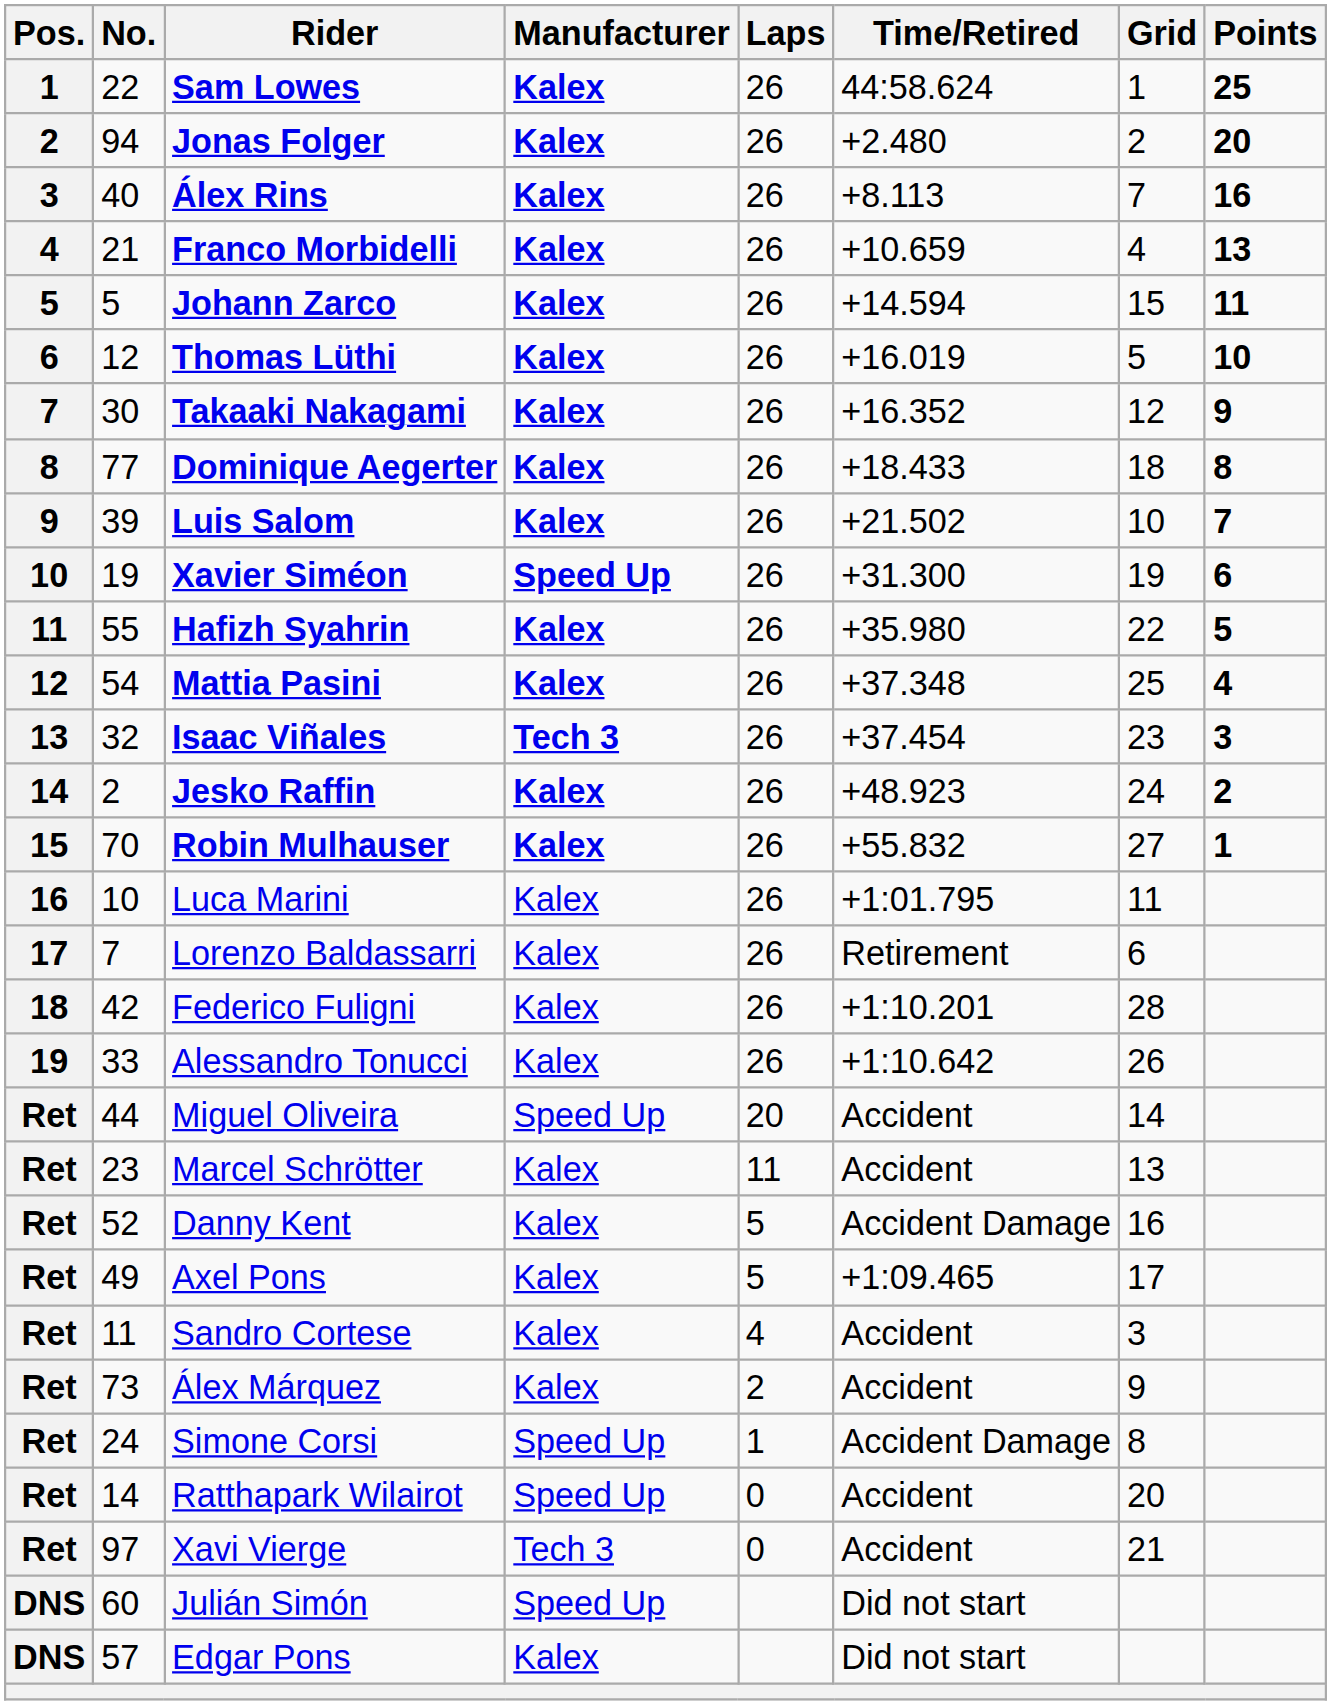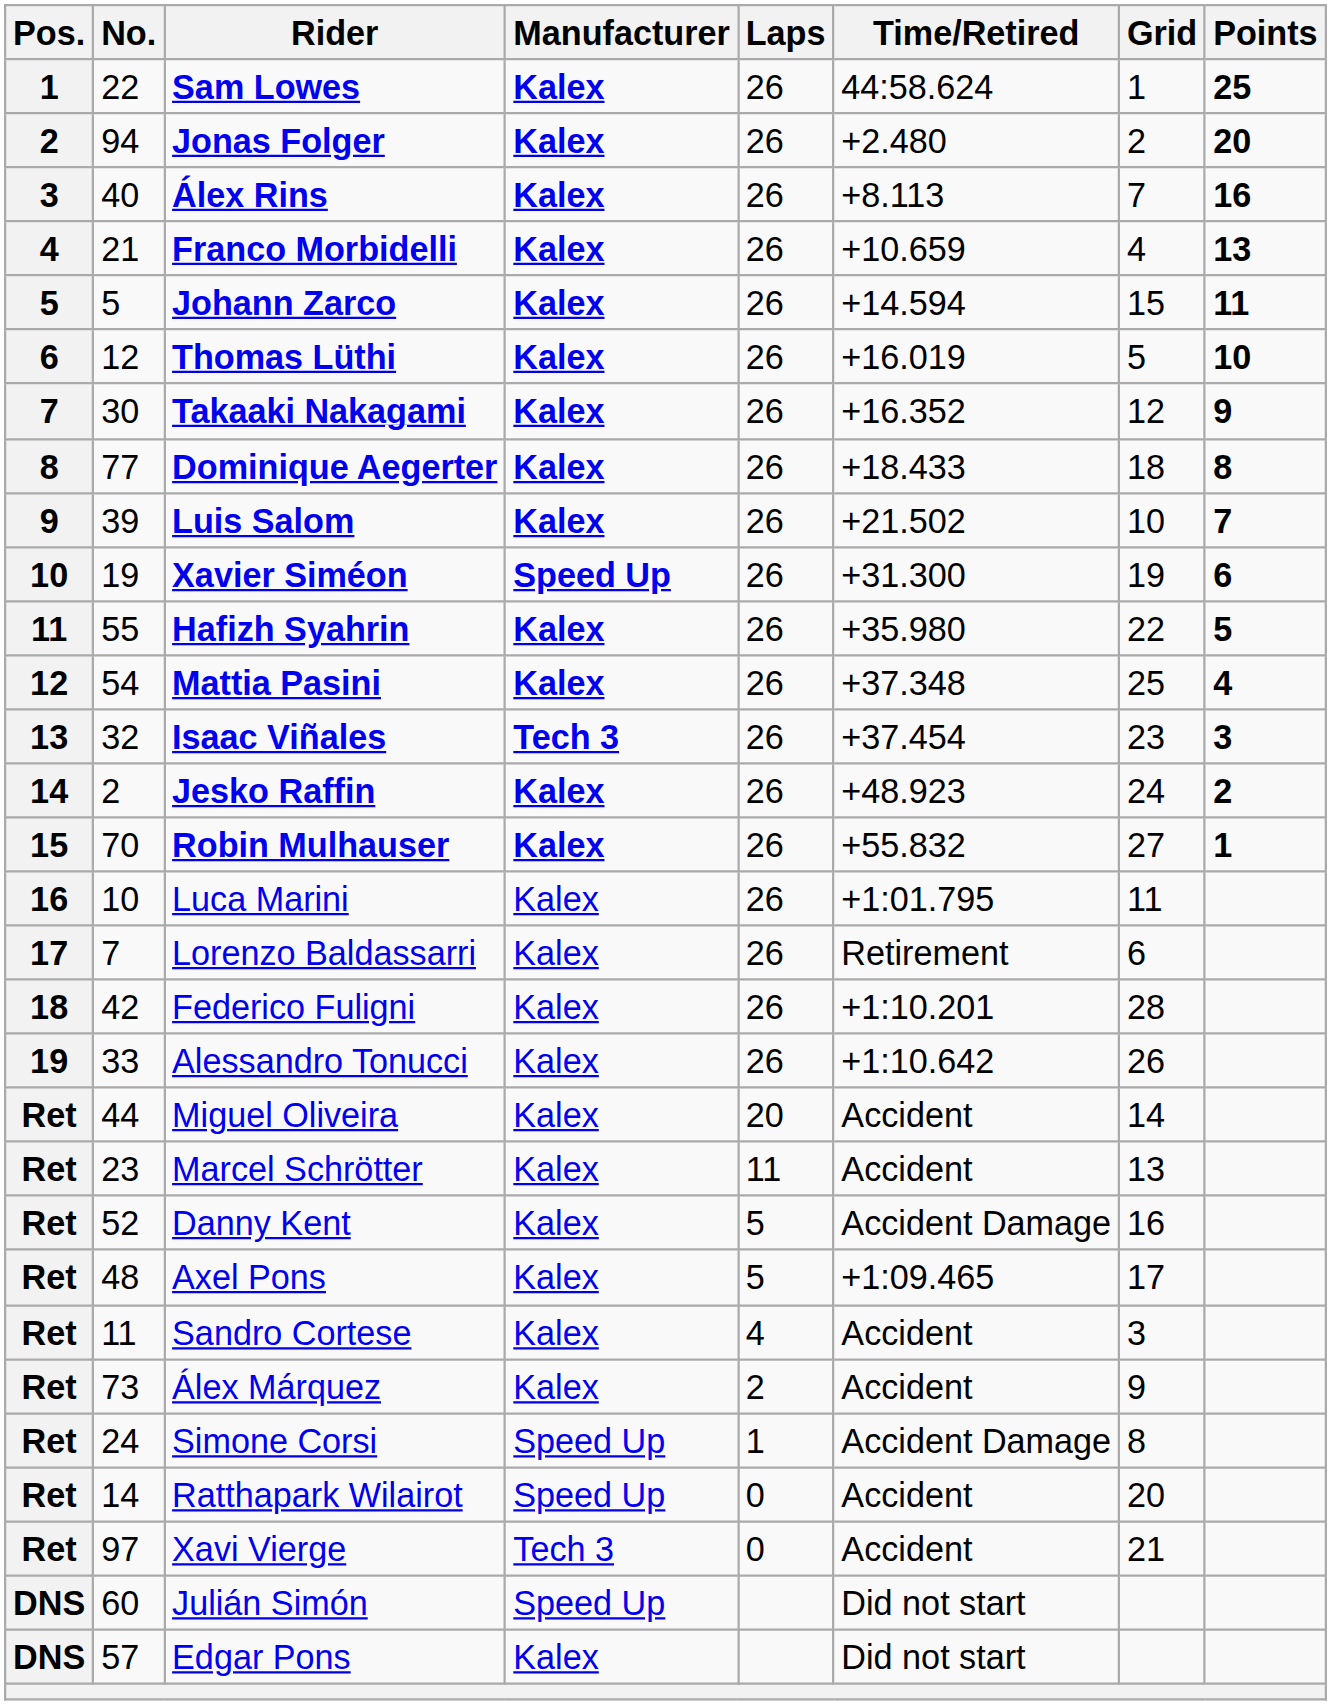(589, 1115) Speed Up -> (556, 1115) Kalex
(120, 1278) 49 -> (120, 1278) 48
